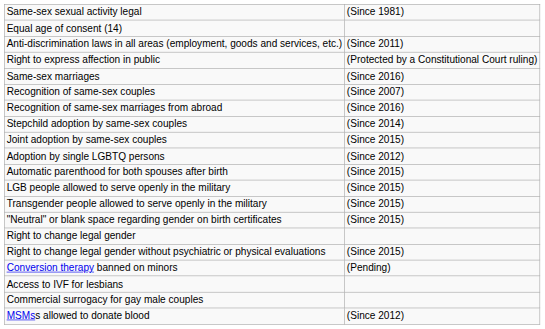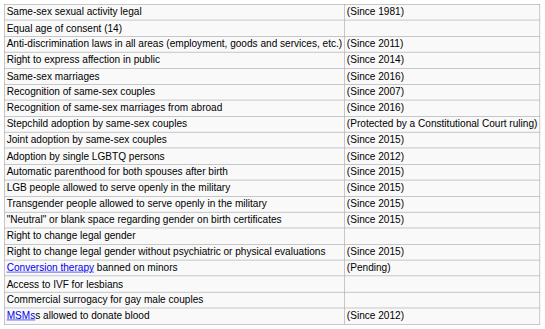(442, 60) (Protected by a Constitutional Court ruling) -> (375, 60) (Since 2014)
(375, 124) (Since 2014) -> (442, 124) (Protected by a Constitutional Court ruling)
